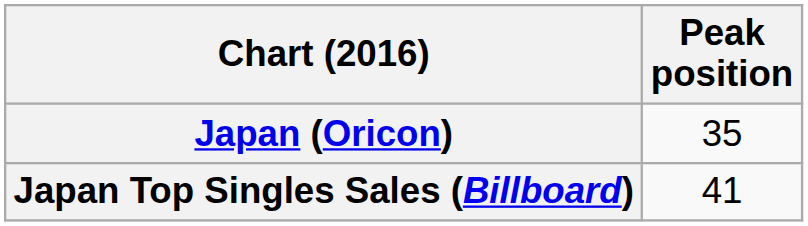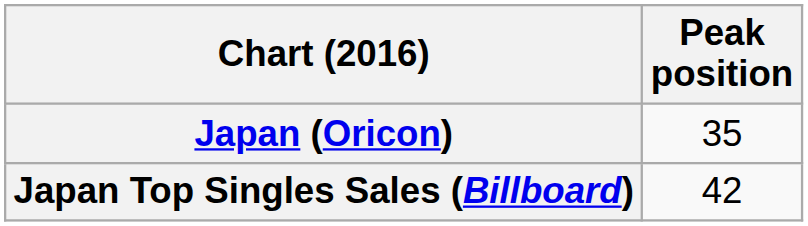(722, 190) 41 -> (722, 190) 42
